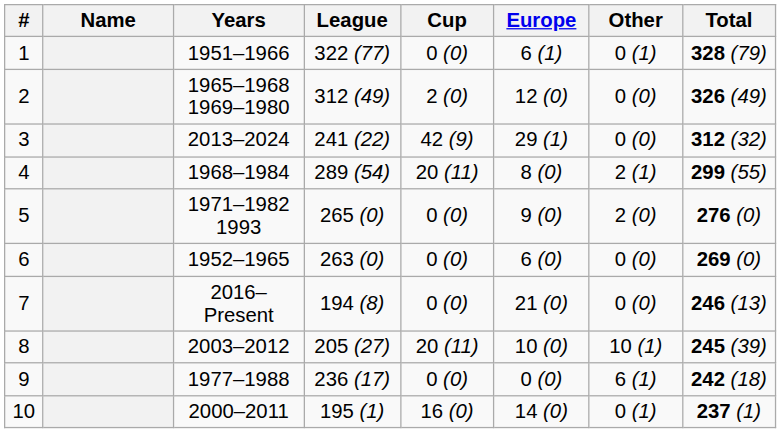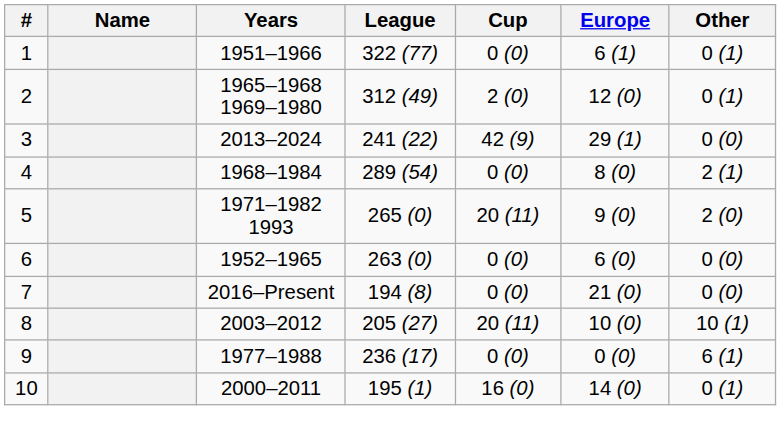- column: (729, 20)
(636, 96) 0 (0) -> (722, 96) 0 (1)
(447, 172) 20 (11) -> (508, 172) 0 (0)
(447, 216) 0 (0) -> (508, 216) 20 (11)
